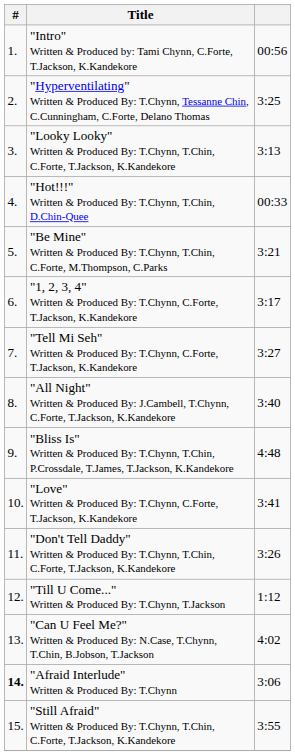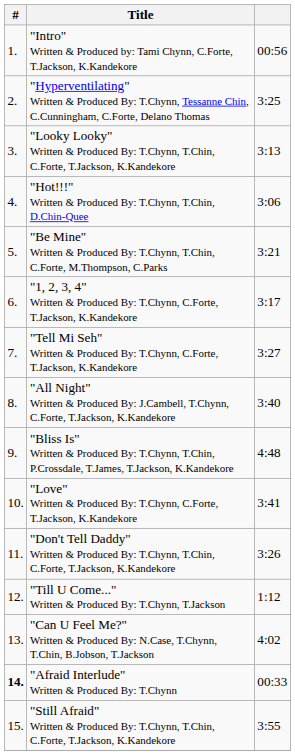(272, 201) 00:33 -> (269, 201) 3:06
(269, 682) 3:06 -> (272, 682) 00:33
